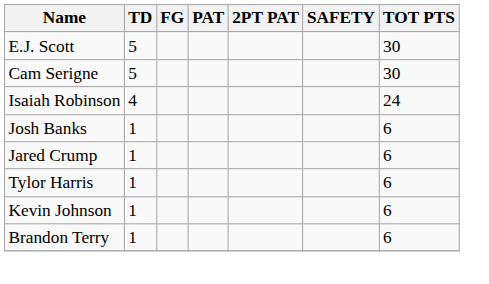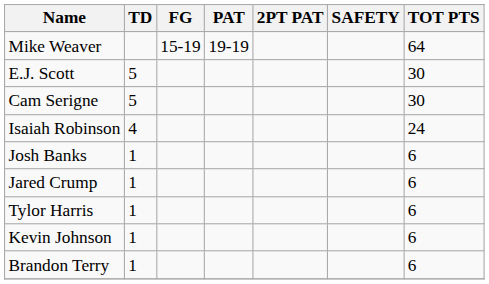+ row: (55, 45)
